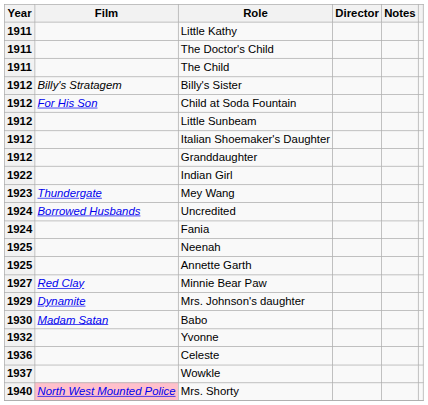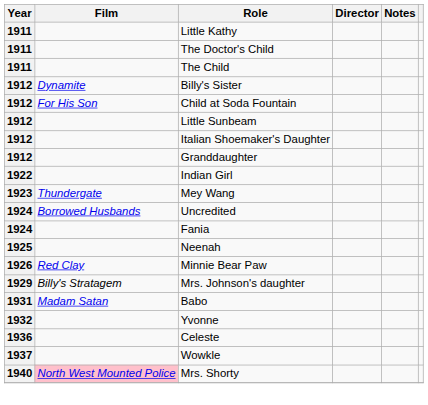(80, 85) Billy's Stratagem -> (61, 85) Dynamite
- row: (216, 265)
(20, 283) 1927 -> (20, 265) 1926
(61, 301) Dynamite -> (80, 283) Billy's Stratagem
(20, 319) 1930 -> (20, 301) 1931
